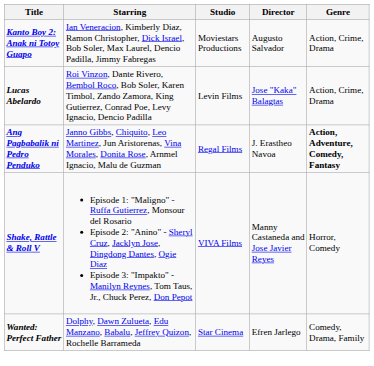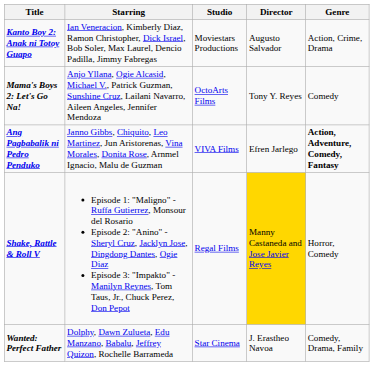- row: (24, 96)
+ row: (32, 96)
(220, 149) Regal Films -> (217, 149) VIVA Films
(272, 149) J. Erastheo Navoa -> (273, 149) Efren Jarlego
(220, 243) VIVA Films -> (217, 248) Regal Films
(278, 243) no background -> (275, 248) gold background
(276, 332) Efren Jarlego -> (269, 343) J. Erastheo Navoa
